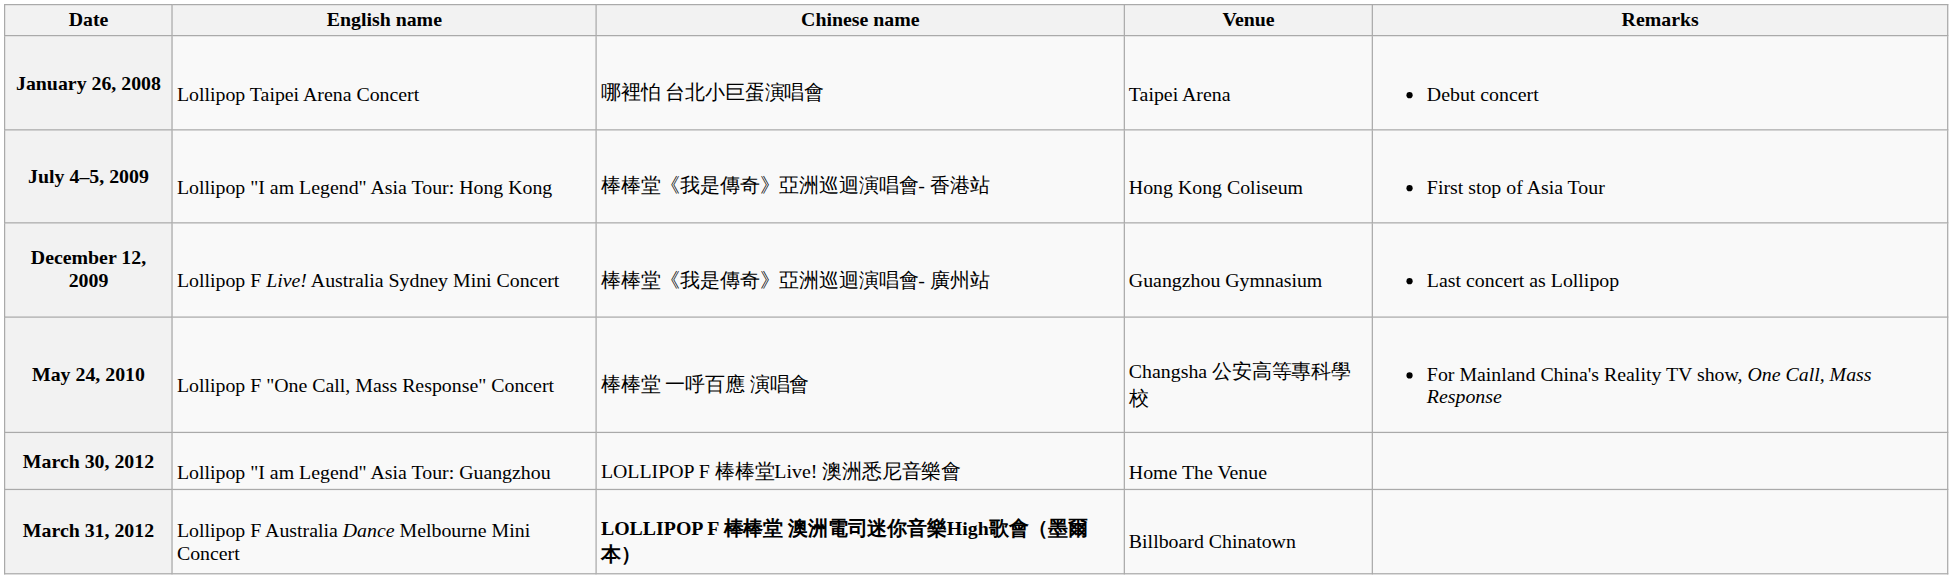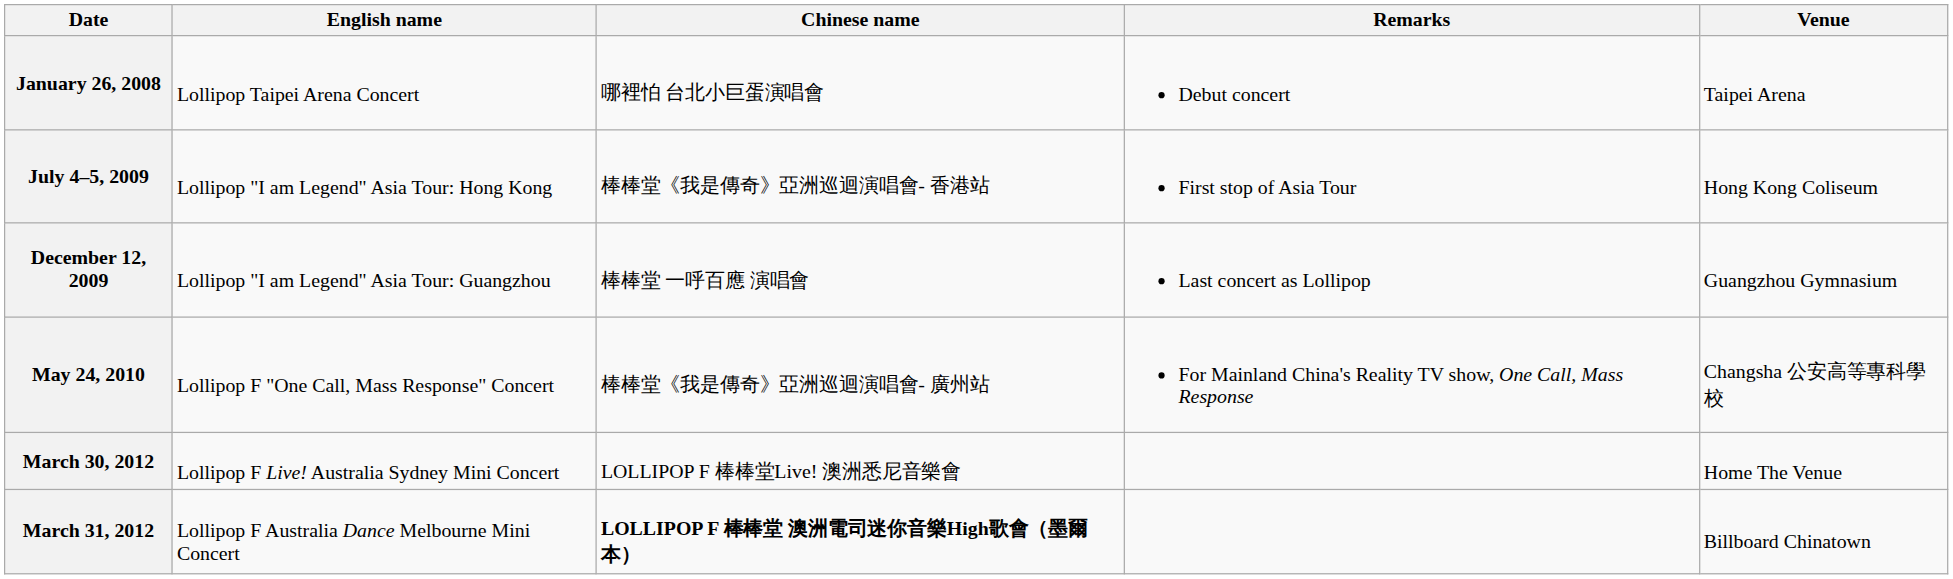columns swapped: (1248, 20) <-> (1660, 20)
(368, 280) Lollipop F Live! Australia Sydney Mini Concert -> (364, 280) Lollipop "I am Legend" Asia Tour: Guangzhou
(795, 280) 棒棒堂《我是傳奇》亞洲巡迴演唱會- 廣州站 -> (705, 280) 棒棒堂 一呼百應 演唱會
(705, 384) 棒棒堂 一呼百應 演唱會 -> (795, 384) 棒棒堂《我是傳奇》亞洲巡迴演唱會- 廣州站
(364, 472) Lollipop "I am Legend" Asia Tour: Guangzhou -> (368, 472) Lollipop F Live! Australia Sydney Mini Concert
